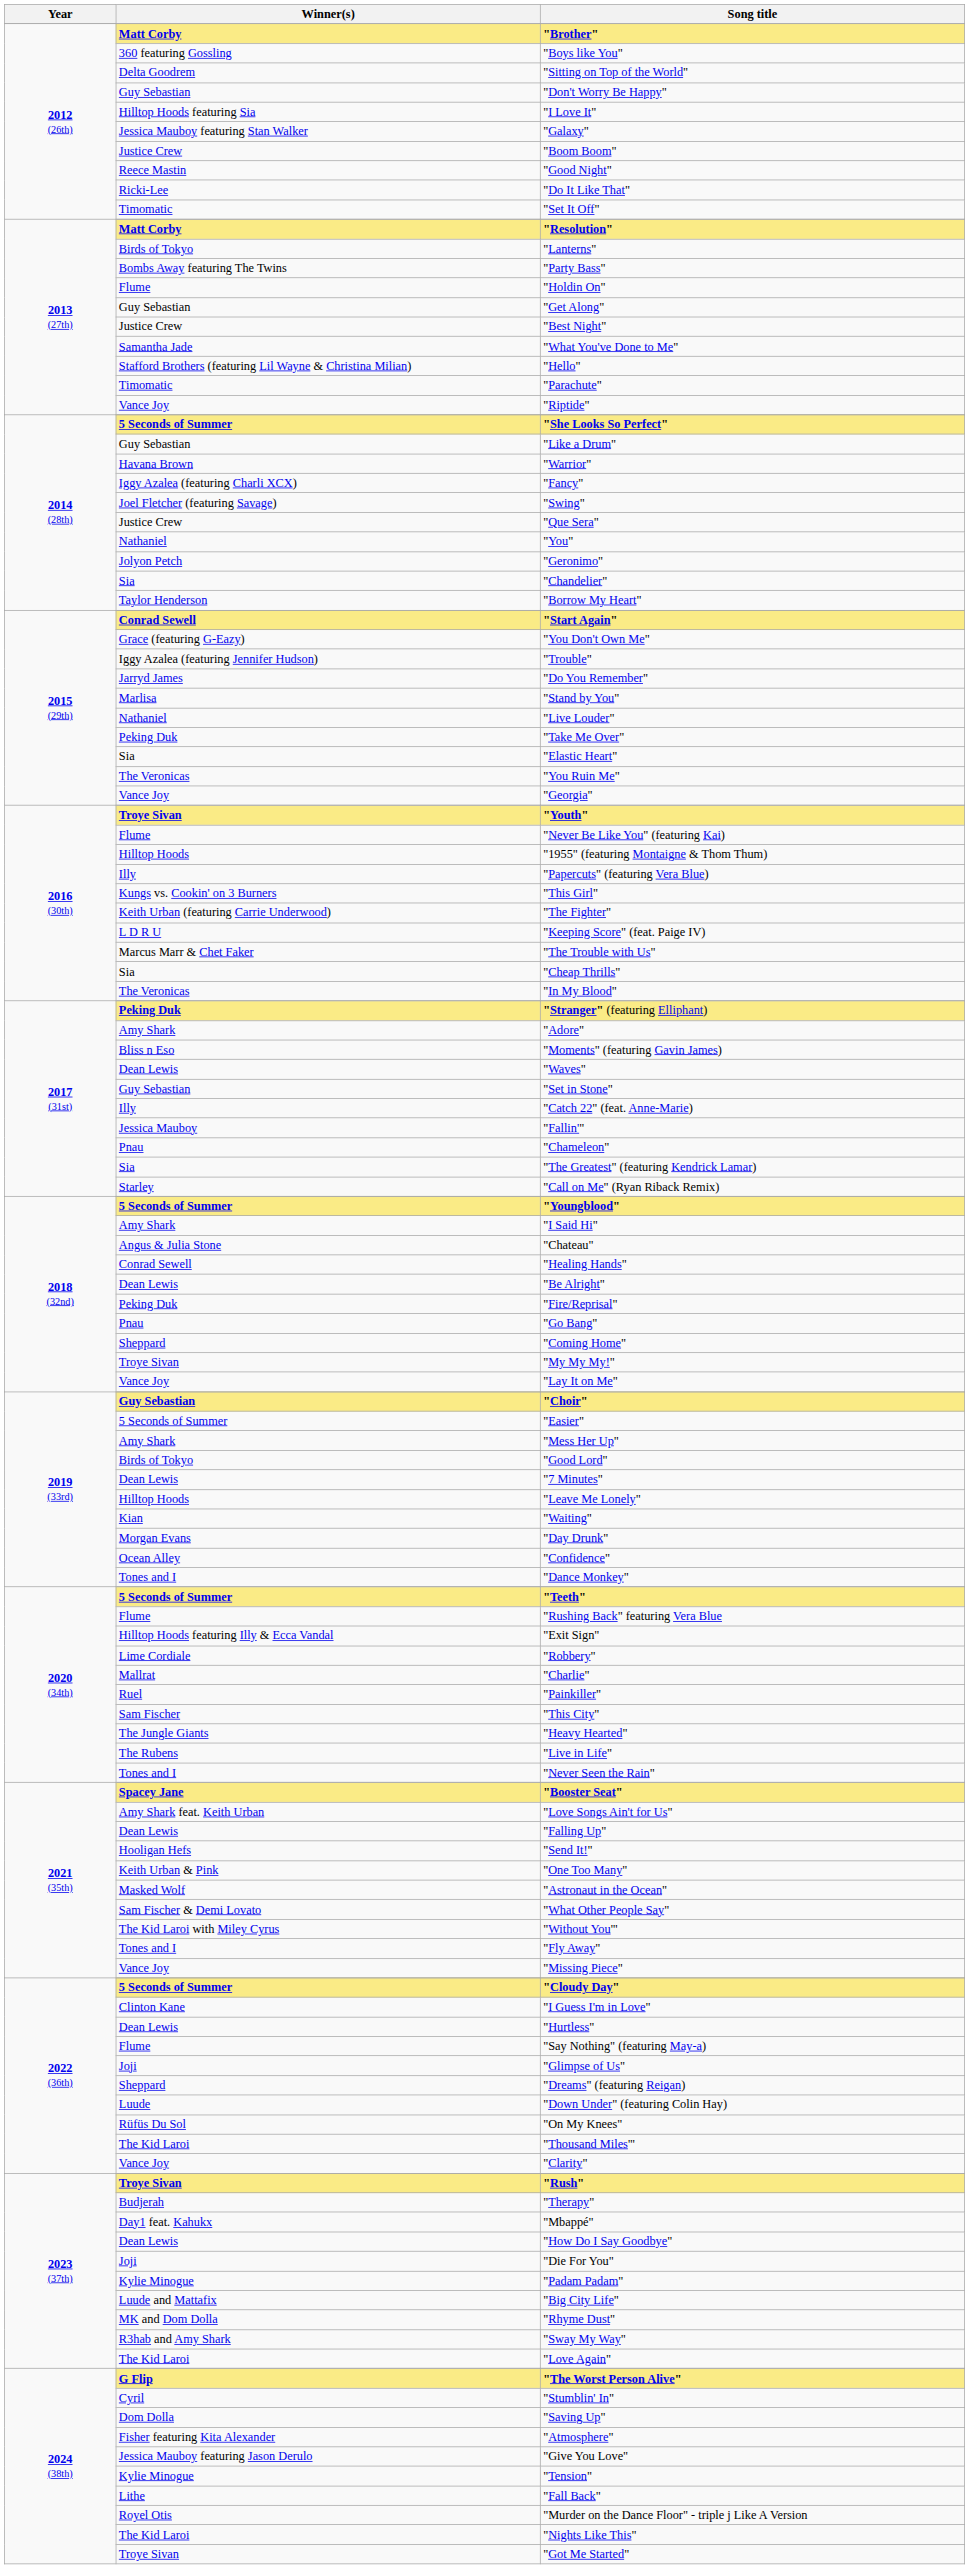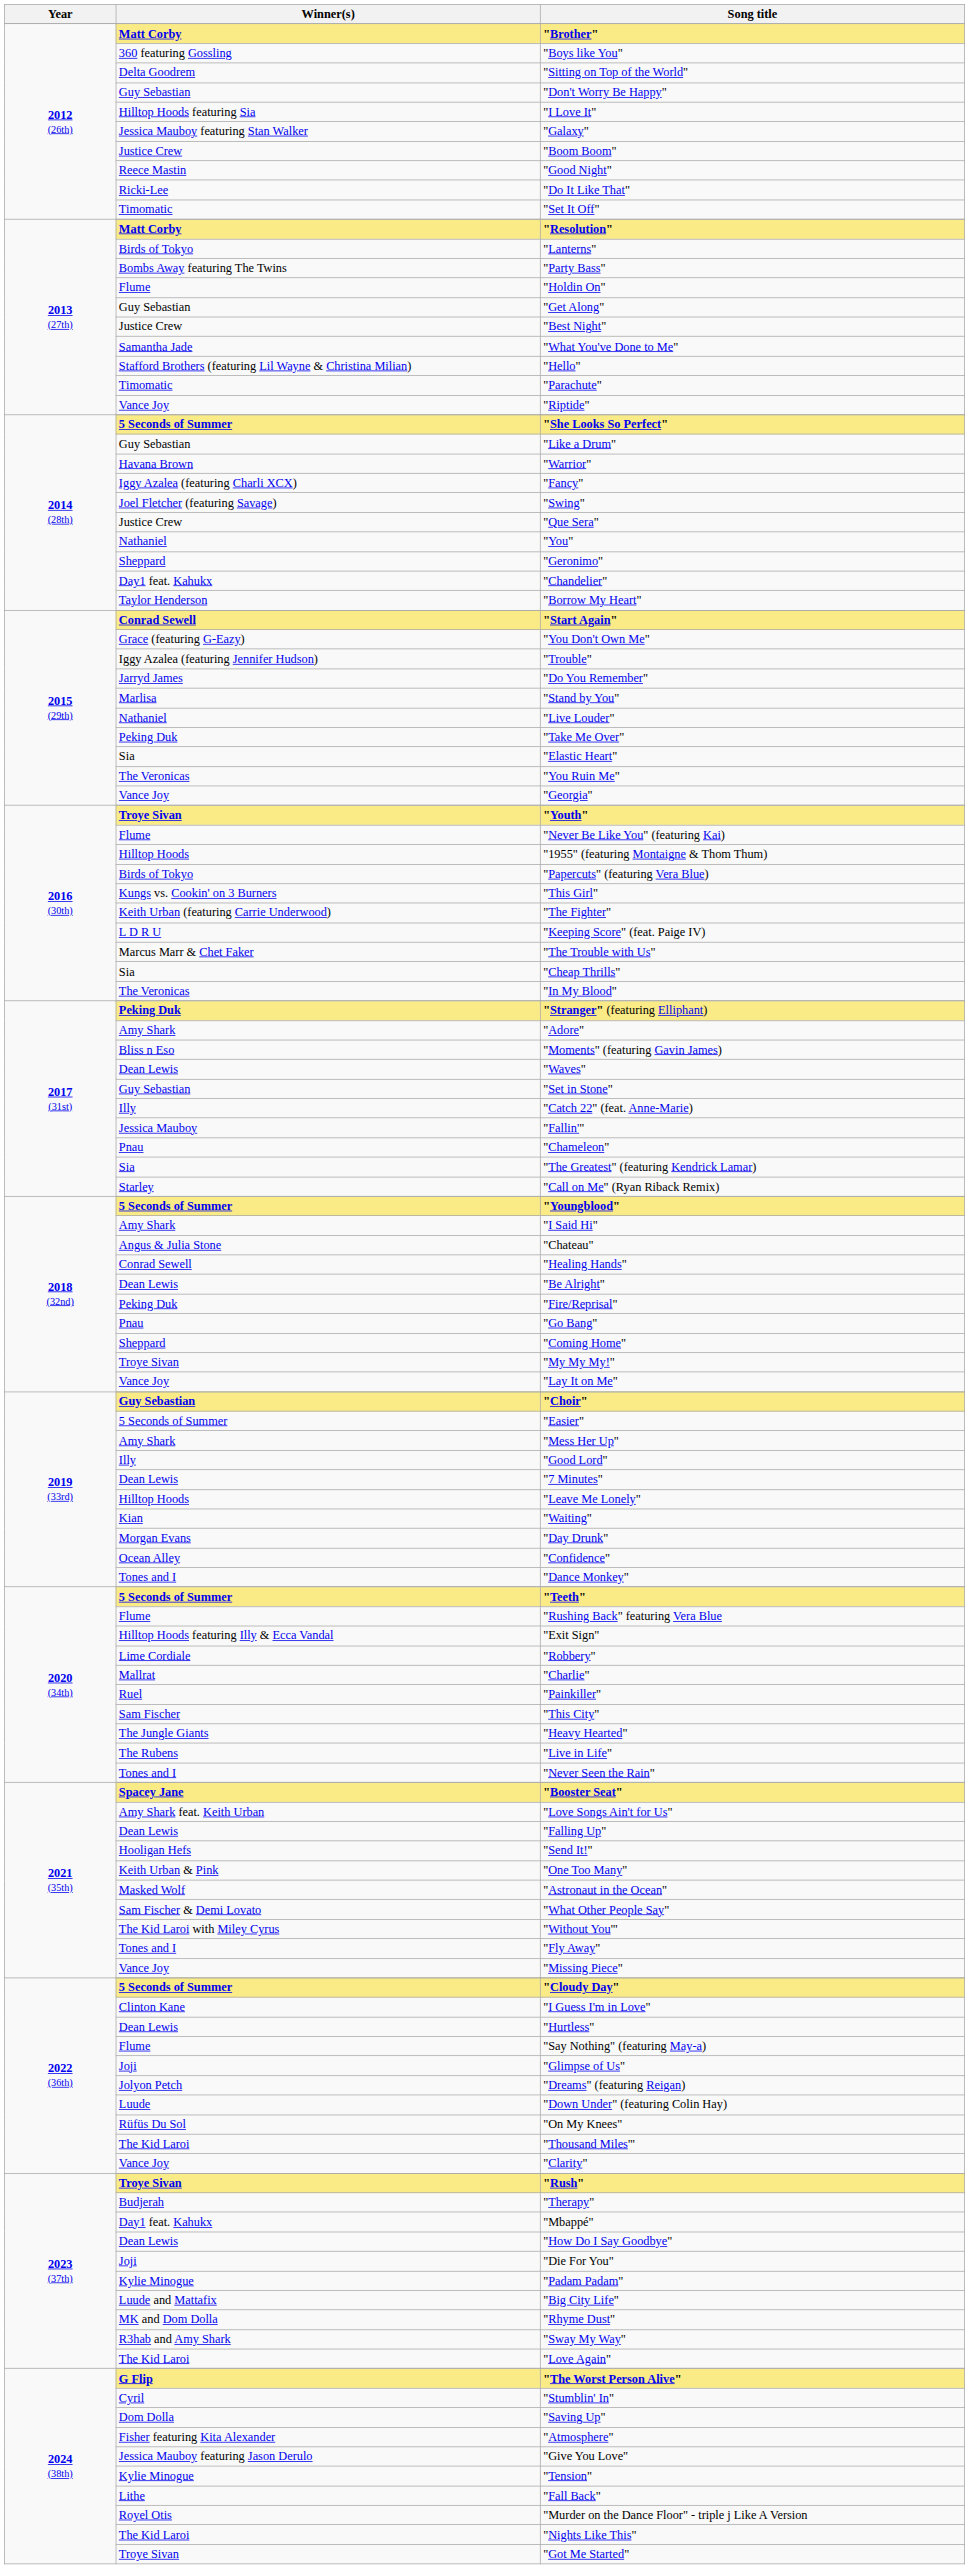(151, 561) Jolyon Petch -> (142, 561) Sheppard
(127, 580) Sia -> (166, 580) Day1 feat. Kahukx
(127, 873) Illy -> (156, 873) Birds of Tokyo
(156, 1460) Birds of Tokyo -> (127, 1460) Illy
(142, 2085) Sheppard -> (151, 2085) Jolyon Petch
